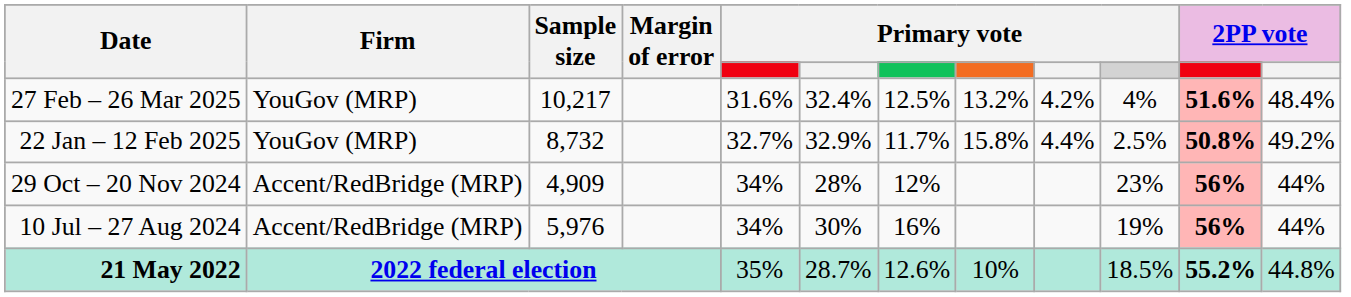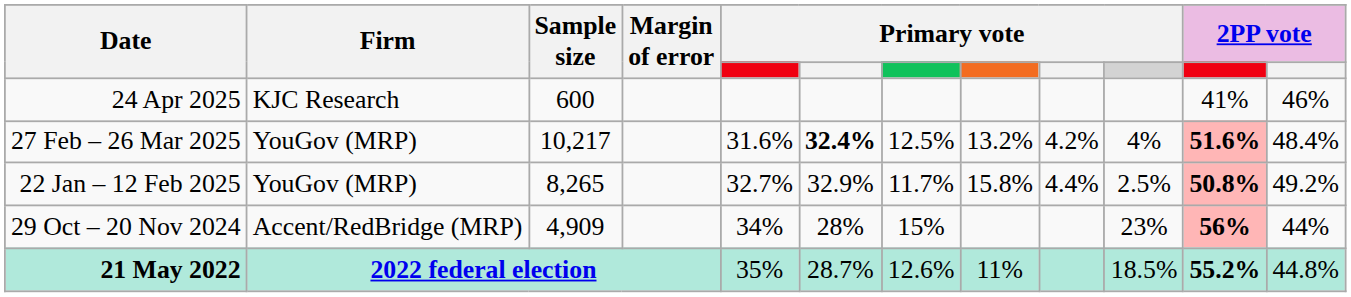+ row: (176, 99)
(838, 99) normal -> (840, 141) bold
(575, 141) 8,732 -> (575, 184) 8,265
(917, 184) 12% -> (921, 226) 15%
- row: (130, 226)
(995, 269) 10% -> (1000, 269) 11%
